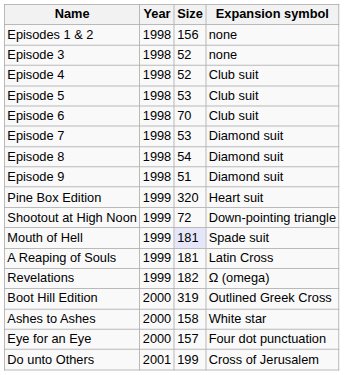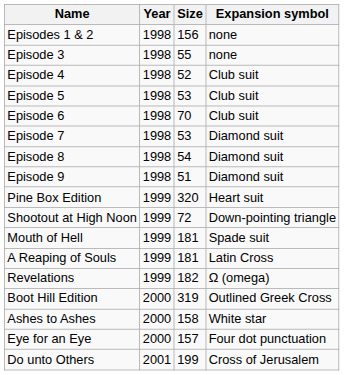(184, 55) 52 -> (184, 55) 55
(188, 237) lavender background -> (188, 237) no background
